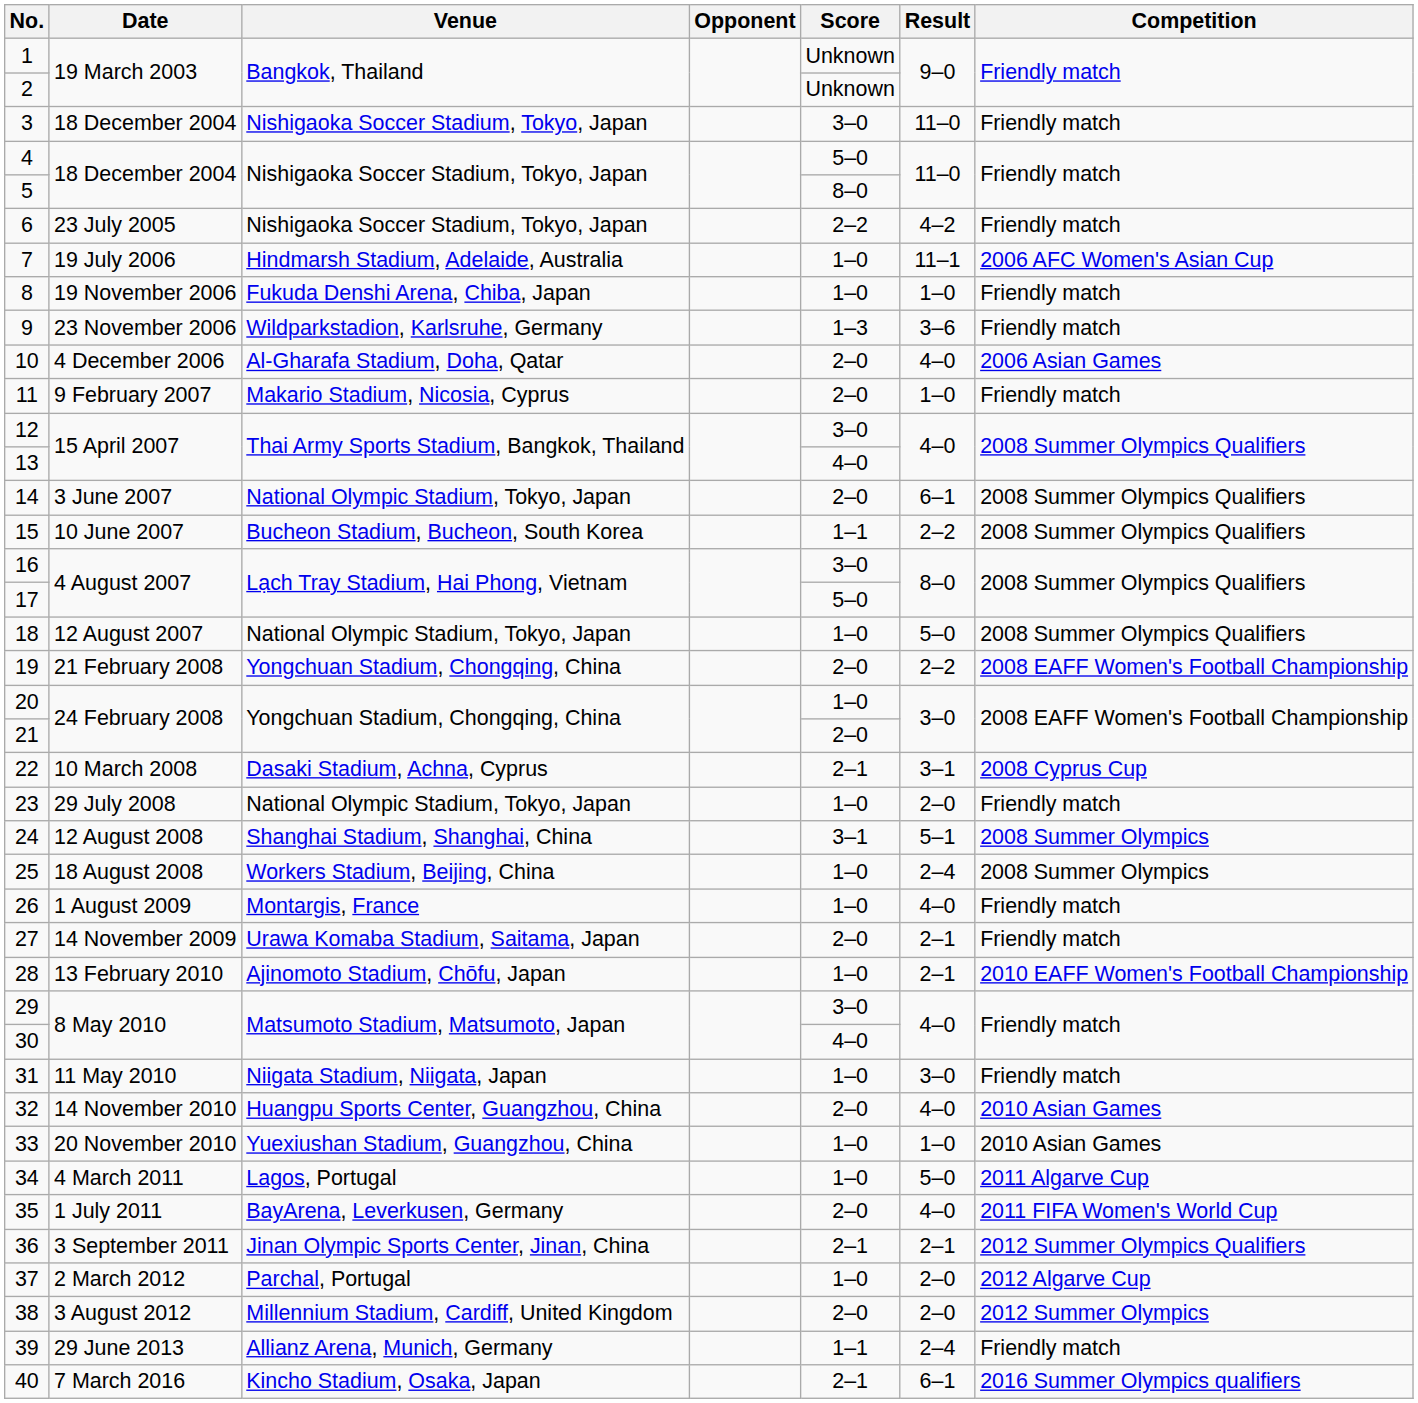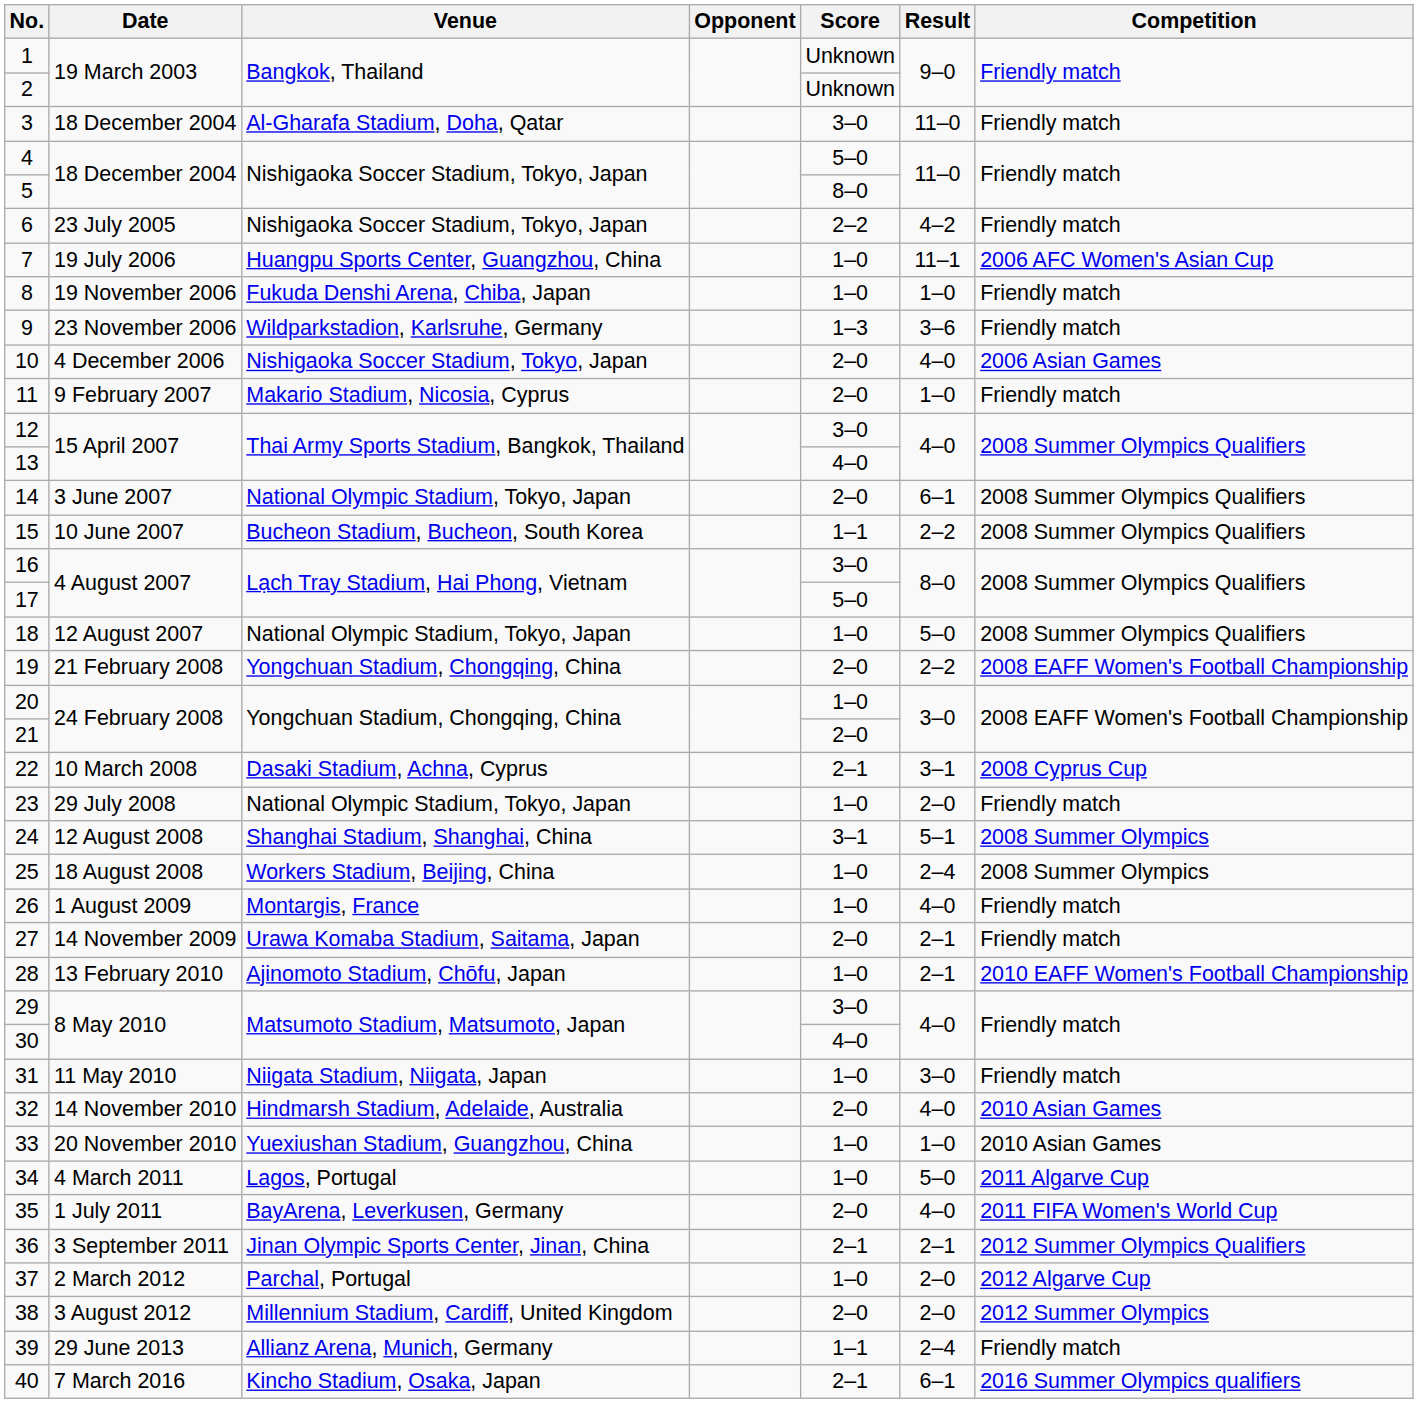(447, 123) Nishigaoka Soccer Stadium, Tokyo, Japan -> (405, 123) Al-Gharafa Stadium, Doha, Qatar
(435, 259) Hindmarsh Stadium, Adelaide, Australia -> (454, 259) Huangpu Sports Center, Guangzhou, China
(405, 361) Al-Gharafa Stadium, Doha, Qatar -> (447, 361) Nishigaoka Soccer Stadium, Tokyo, Japan
(454, 1109) Huangpu Sports Center, Guangzhou, China -> (435, 1109) Hindmarsh Stadium, Adelaide, Australia
